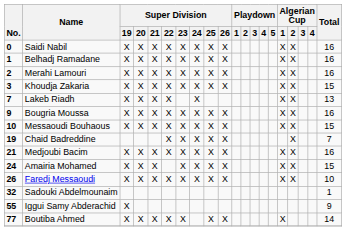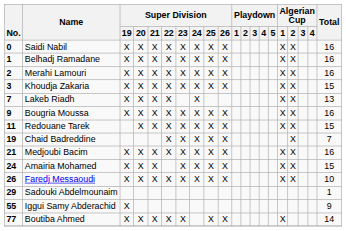- row: (67, 126)
+ row: (57, 126)
(11, 192) 32 -> (11, 192) 29
